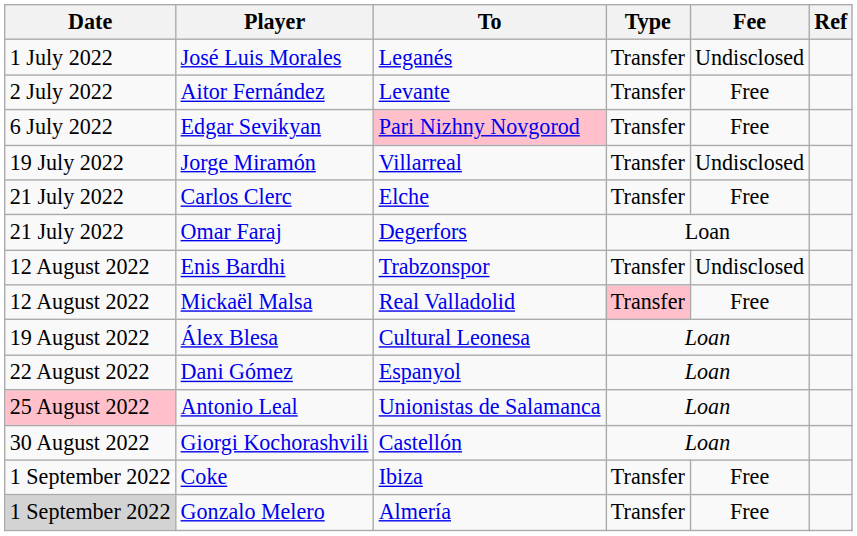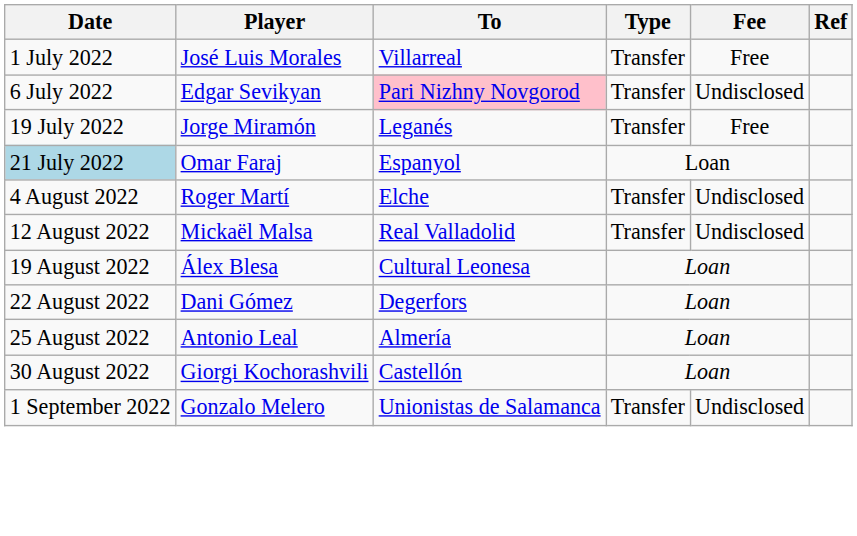(415, 57) Leganés -> (420, 57) Villarreal
(750, 57) Undisclosed -> (750, 57) Free
- row: (253, 92)
(750, 127) Free -> (750, 92) Undisclosed
(420, 162) Villarreal -> (415, 127) Leganés
(750, 162) Undisclosed -> (750, 127) Free
- row: (236, 197)
(67, 232) no background -> (67, 162) lightblue background
(423, 232) Degerfors -> (420, 162) Espanyol
+ row: (235, 197)
- row: (233, 267)
(648, 302) pink background -> (648, 232) no background
(750, 302) Free -> (750, 232) Undisclosed
(420, 372) Espanyol -> (423, 302) Degerfors
(80, 407) pink background -> (80, 337) no background
(490, 407) Unionistas de Salamanca -> (415, 337) Almería
- row: (204, 477)
(90, 512) lightgrey background -> (90, 407) no background
(415, 512) Almería -> (490, 407) Unionistas de Salamanca
(750, 512) Free -> (750, 407) Undisclosed
